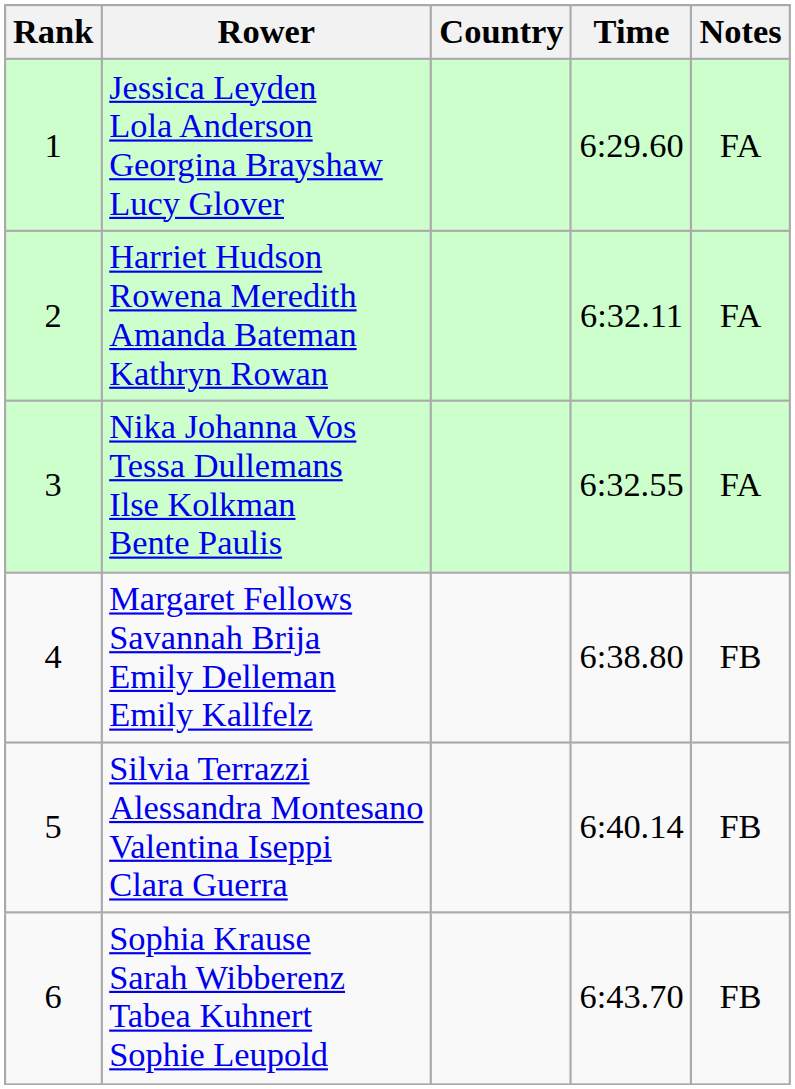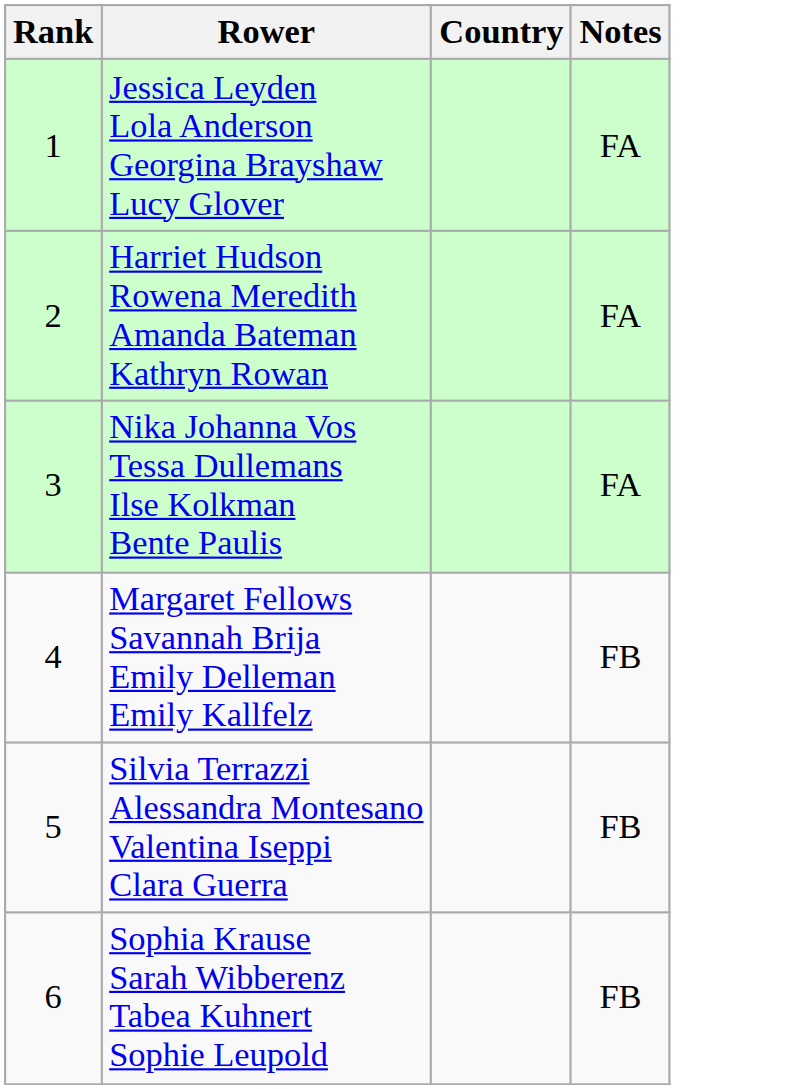- column: (632, 31)
